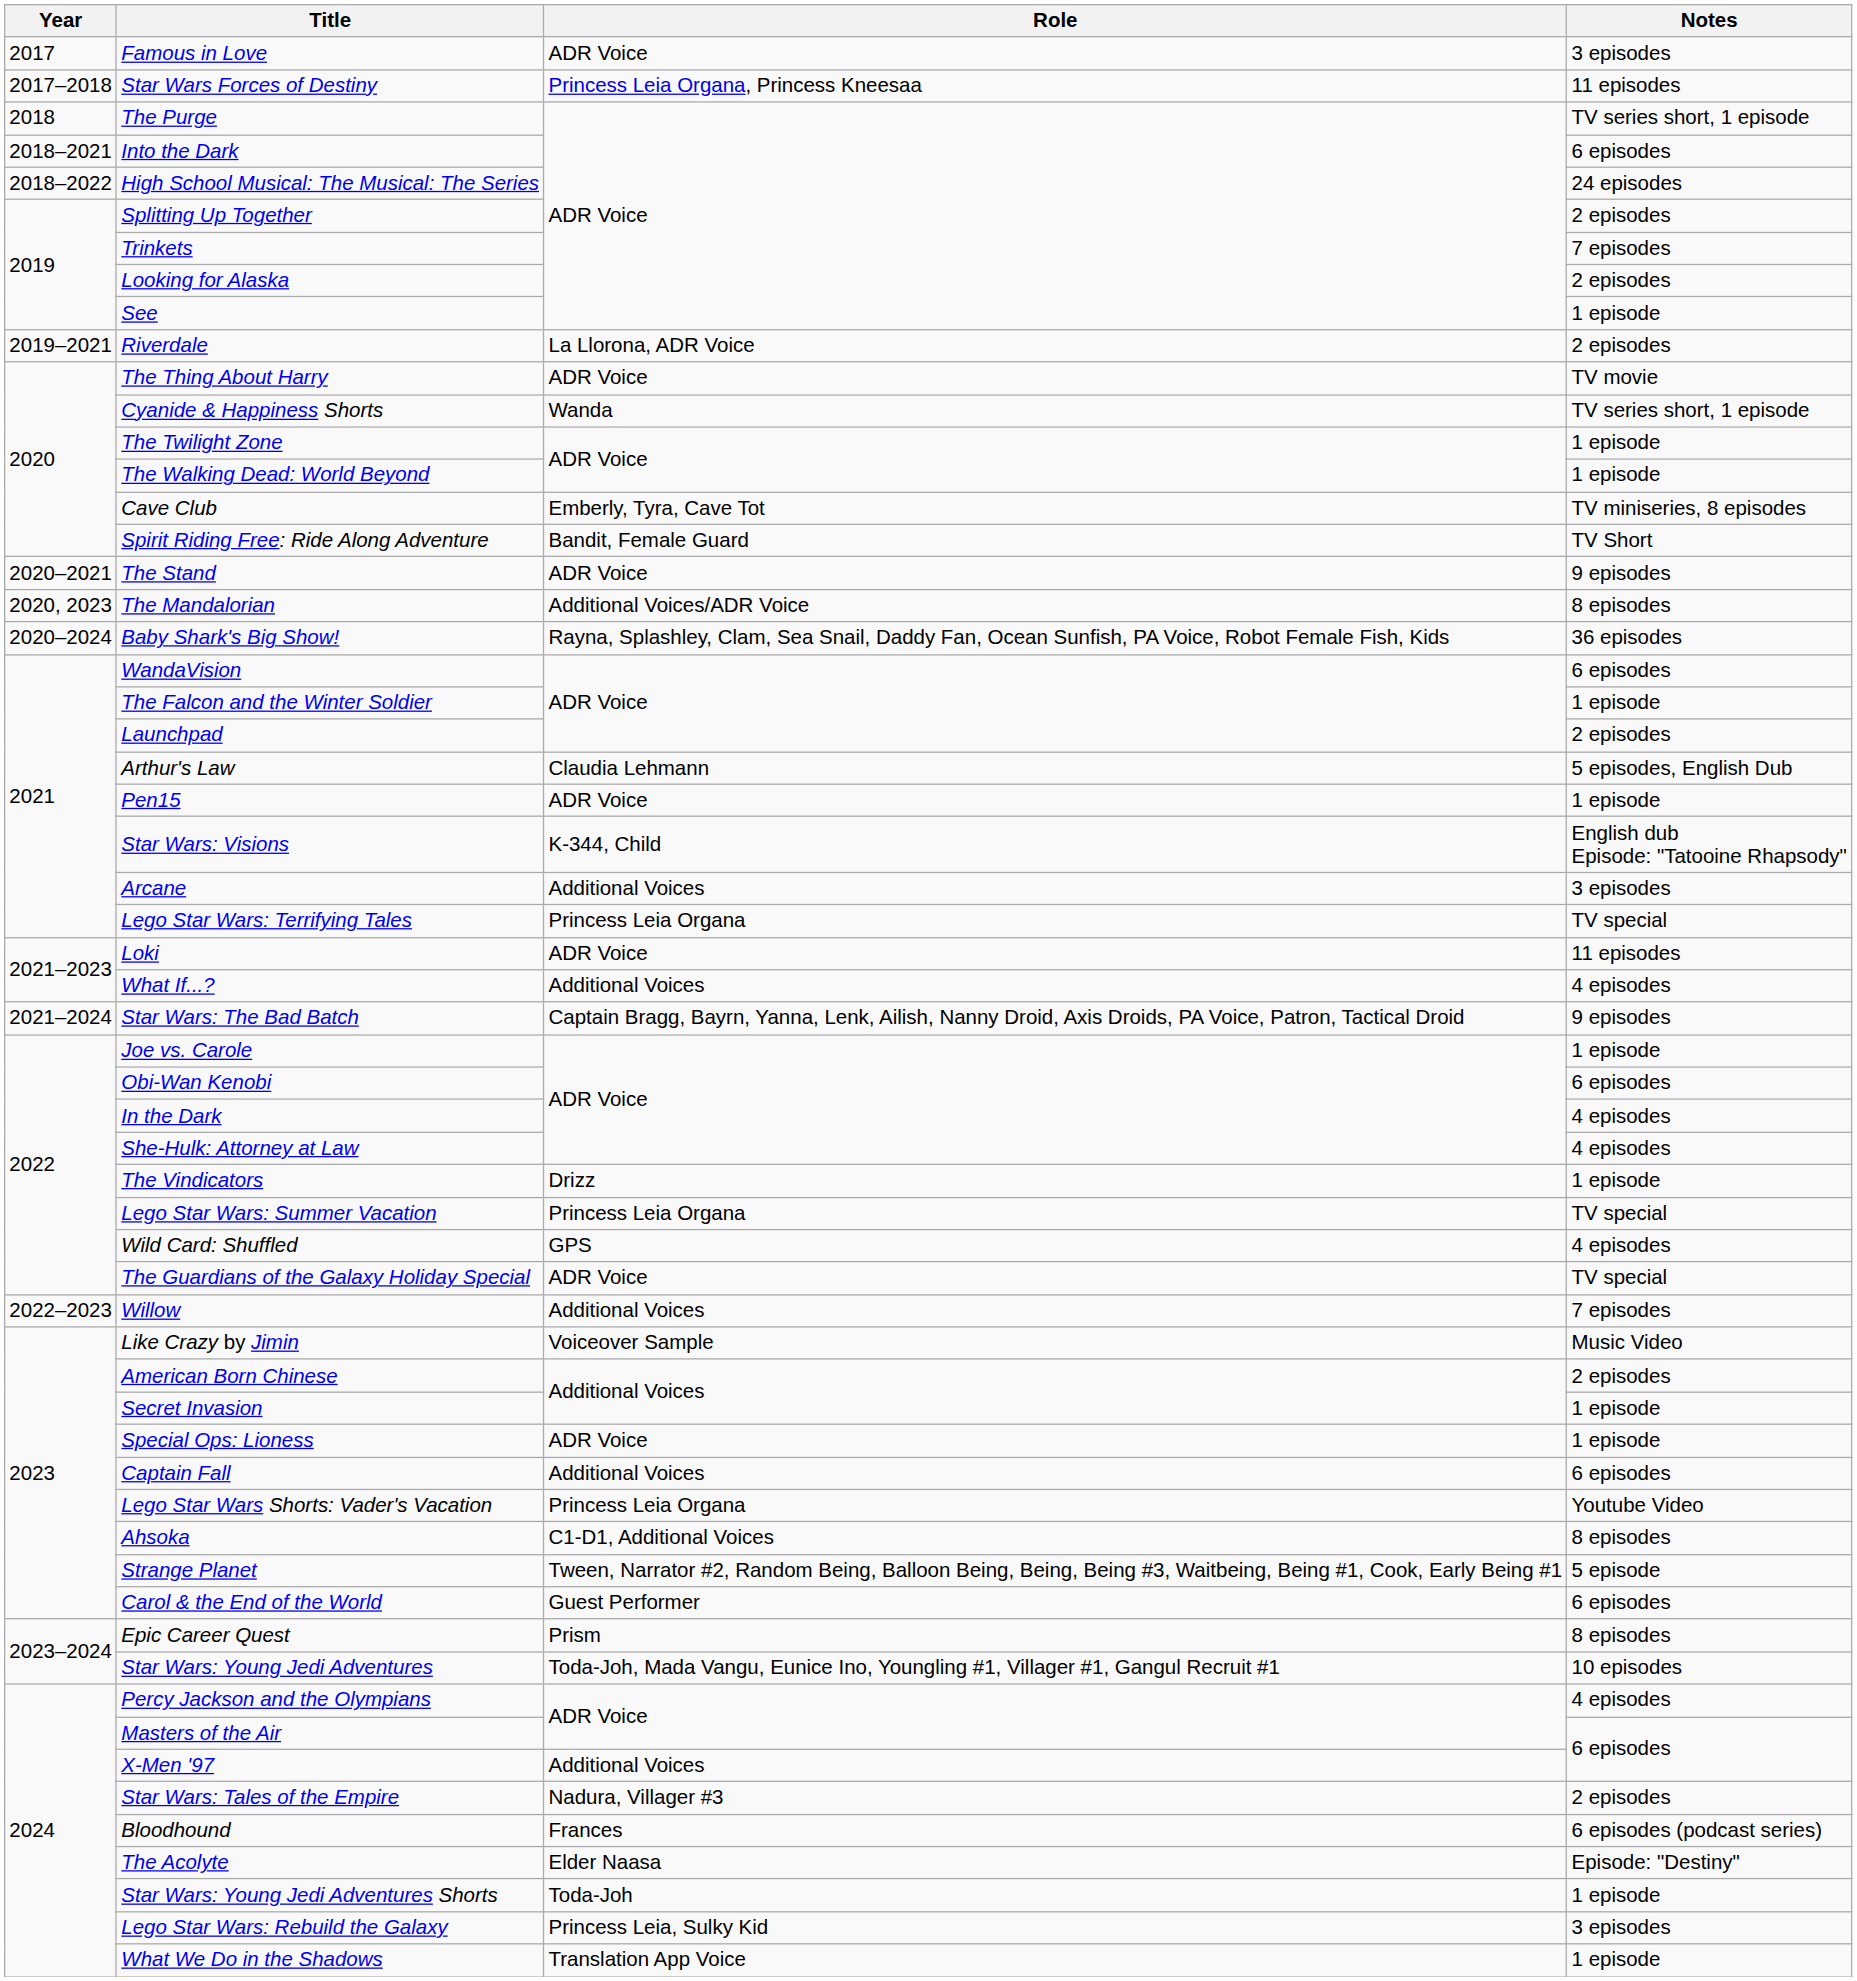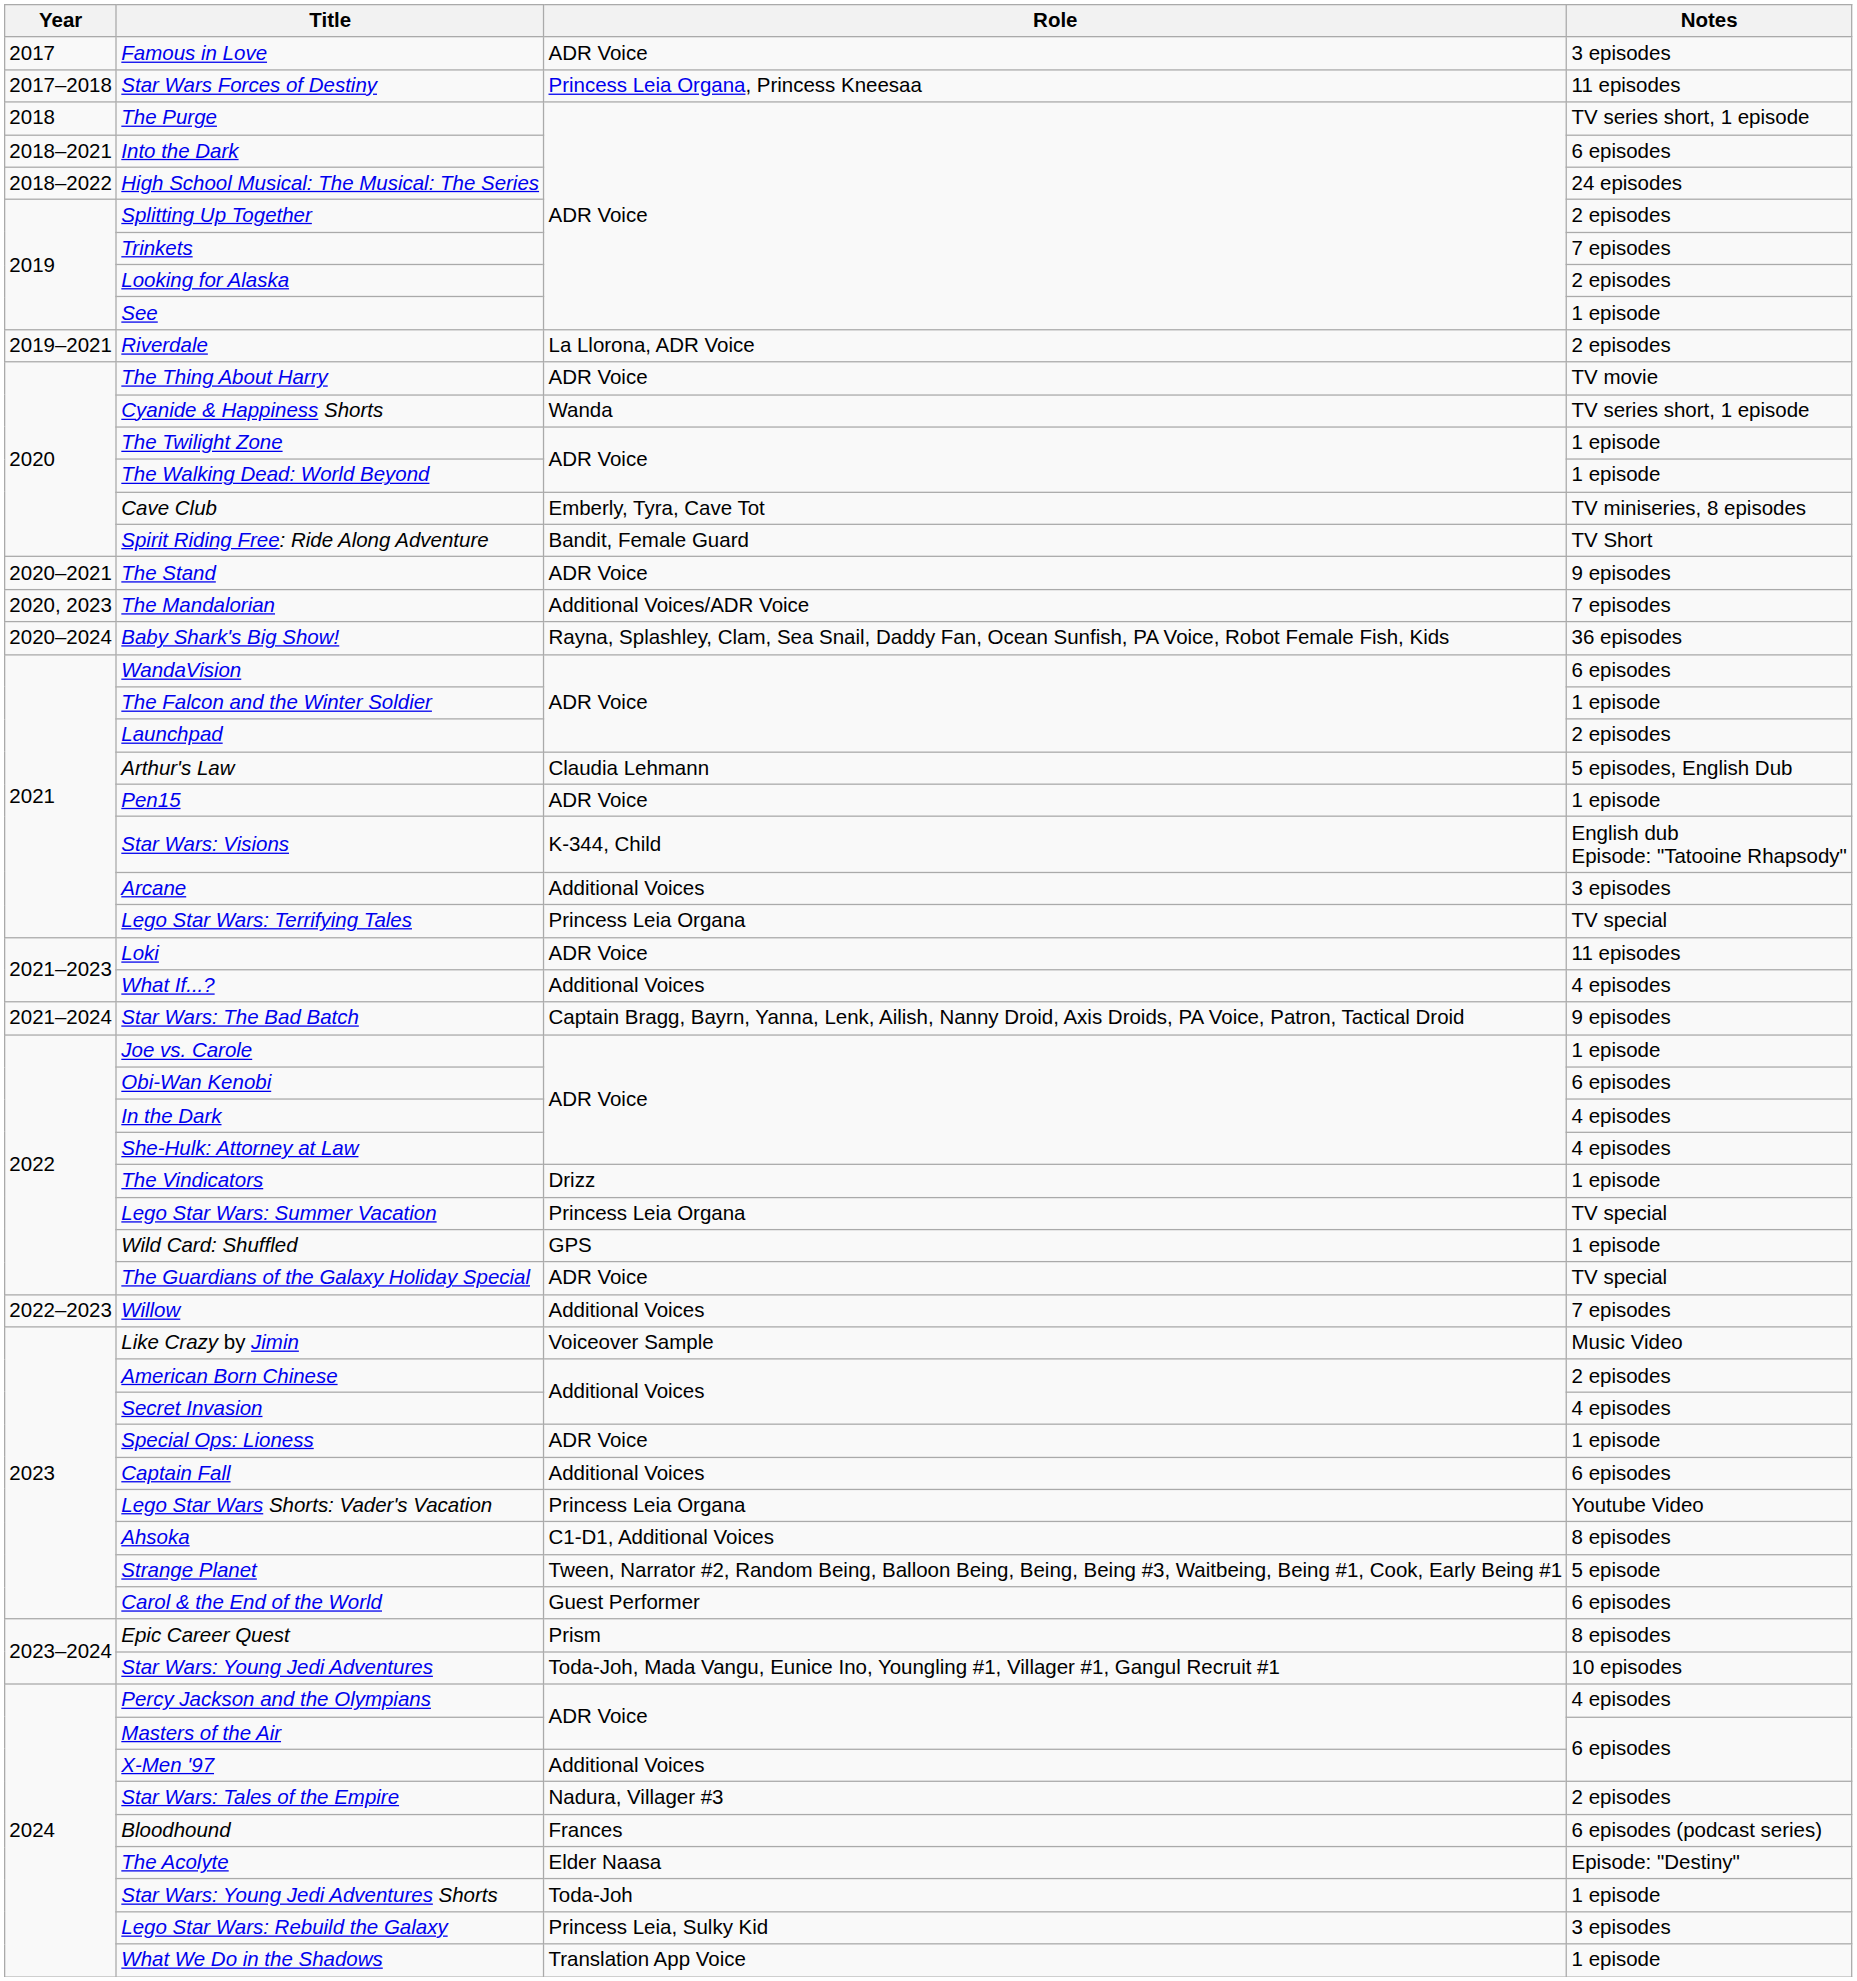(1621, 605) 8 episodes -> (1621, 605) 7 episodes
(1621, 1245) 4 episodes -> (1616, 1245) 1 episode
(1616, 1407) 1 episode -> (1621, 1407) 4 episodes
